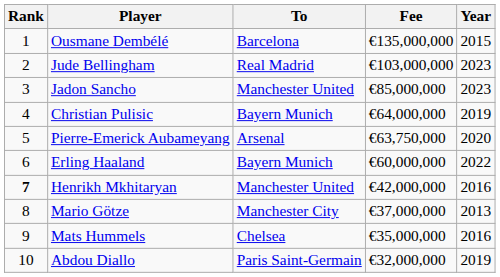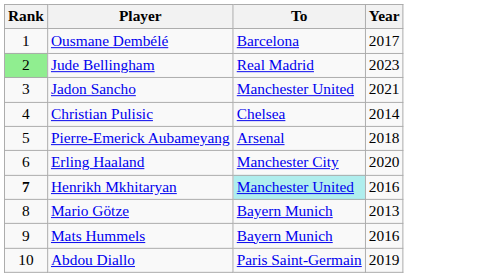- column: (411, 16)
(476, 41) 2015 -> (384, 41) 2017
(26, 65) no background -> (26, 65) lightgreen background
(476, 89) 2023 -> (384, 89) 2021
(285, 114) Bayern Munich -> (261, 114) Chelsea
(476, 114) 2019 -> (384, 114) 2014
(476, 138) 2020 -> (384, 138) 2018
(285, 162) Bayern Munich -> (288, 162) Manchester City
(476, 162) 2022 -> (384, 162) 2020
(295, 187) no background -> (295, 187) paleturquoise background
(288, 211) Manchester City -> (285, 211) Bayern Munich
(261, 235) Chelsea -> (285, 235) Bayern Munich
